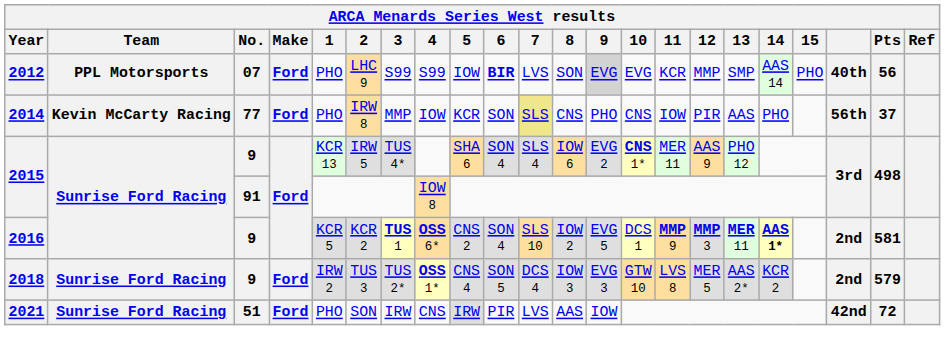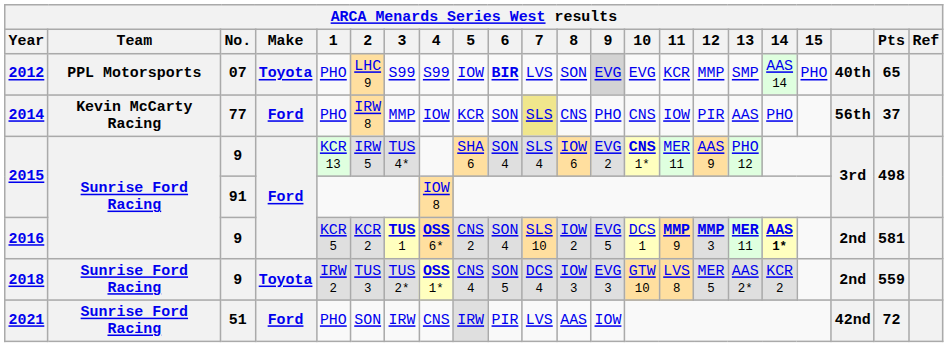(291, 74) Ford -> (286, 74) Toyota
(888, 74) 56 -> (892, 74) 65
(291, 279) Ford -> (286, 279) Toyota
(888, 279) 579 -> (892, 279) 559
